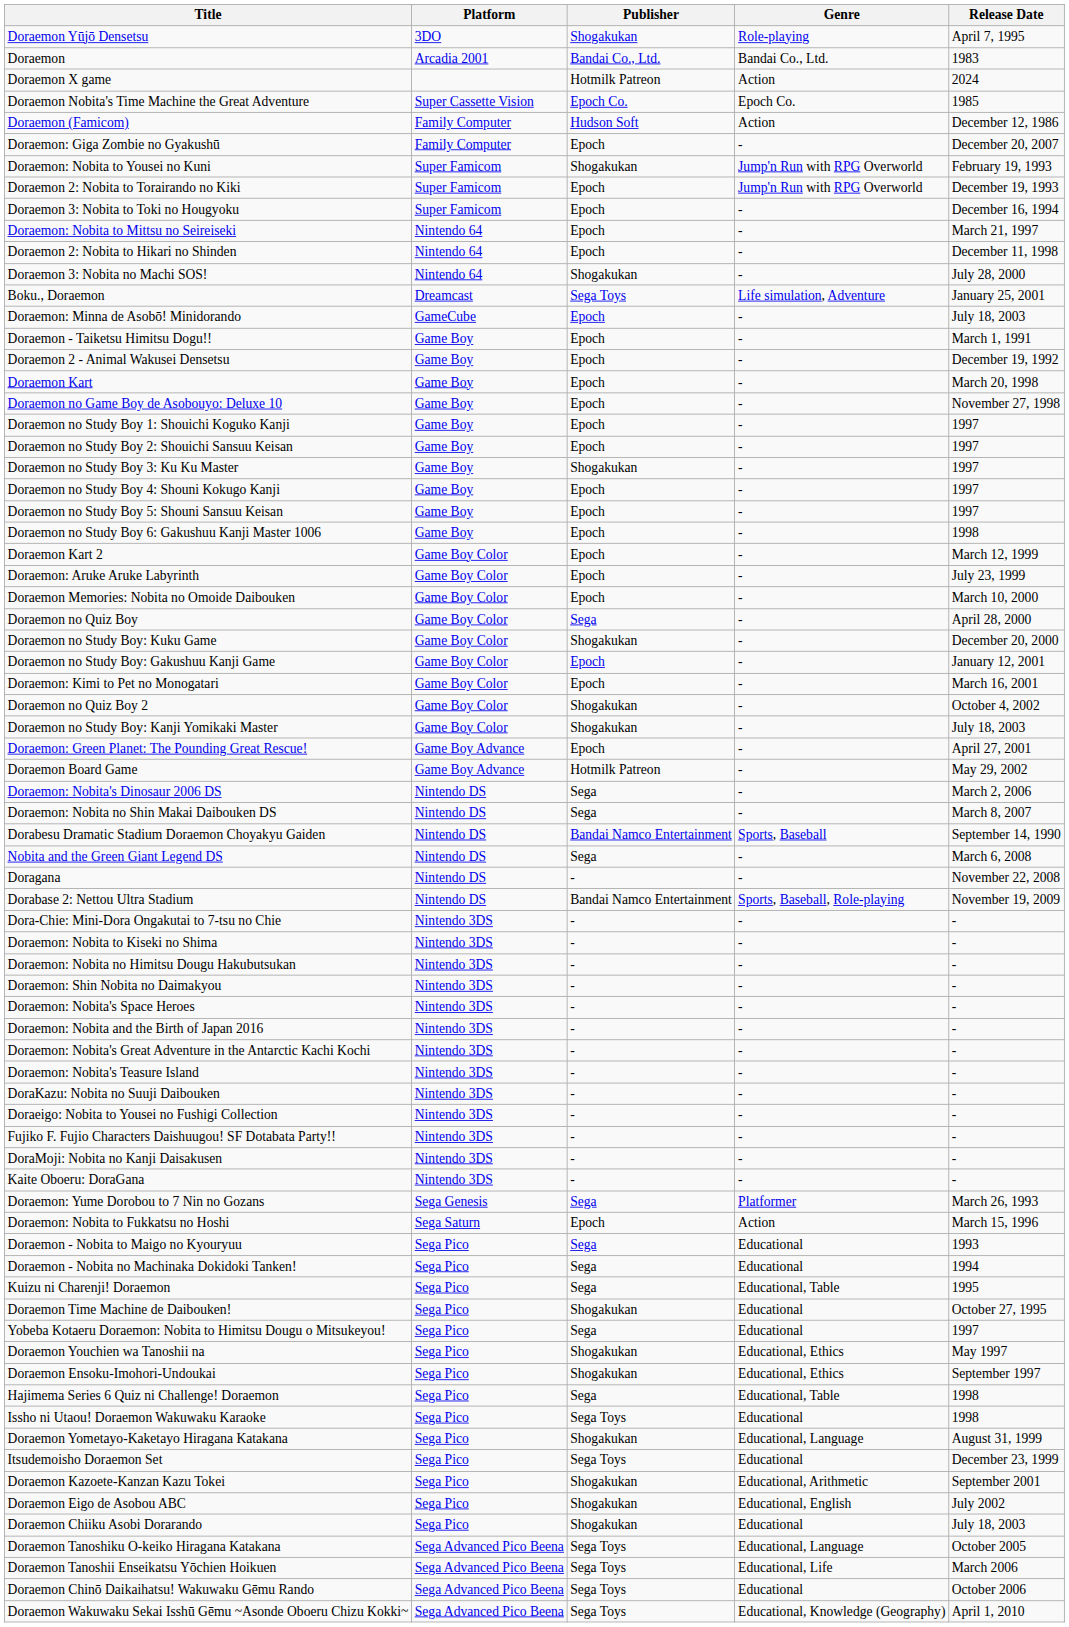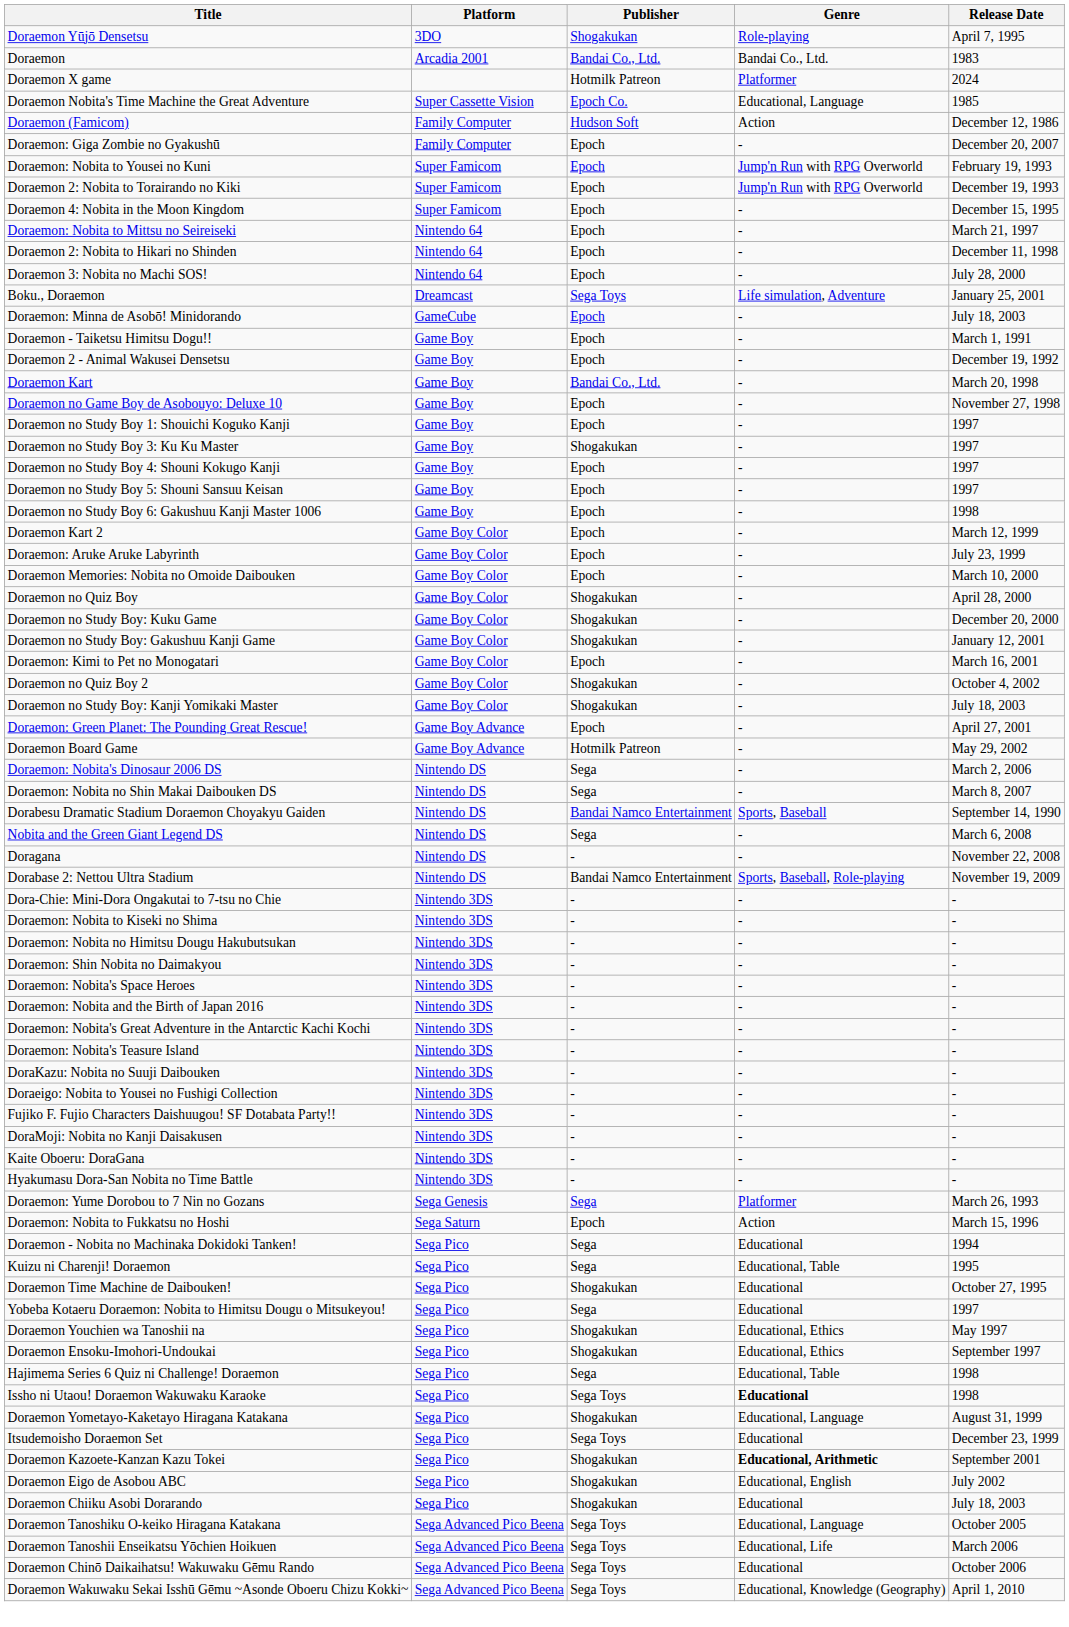(757, 79) Action -> (767, 79) Platformer
(767, 101) Epoch Co. -> (801, 101) Educational, Language
(604, 166) Shogakukan -> (588, 166) Epoch
- row: (123, 209)
+ row: (126, 209)
(604, 274) Shogakukan -> (588, 274) Epoch
(588, 381) Epoch -> (615, 381) Bandai Co., Ltd.
- row: (150, 446)
(583, 619) Sega -> (604, 597) Shogakukan
(588, 662) Epoch -> (604, 640) Shogakukan
+ row: (130, 1179)
- row: (125, 1244)
(771, 1417) normal -> (773, 1395) bold
(803, 1481) normal -> (808, 1460) bold
